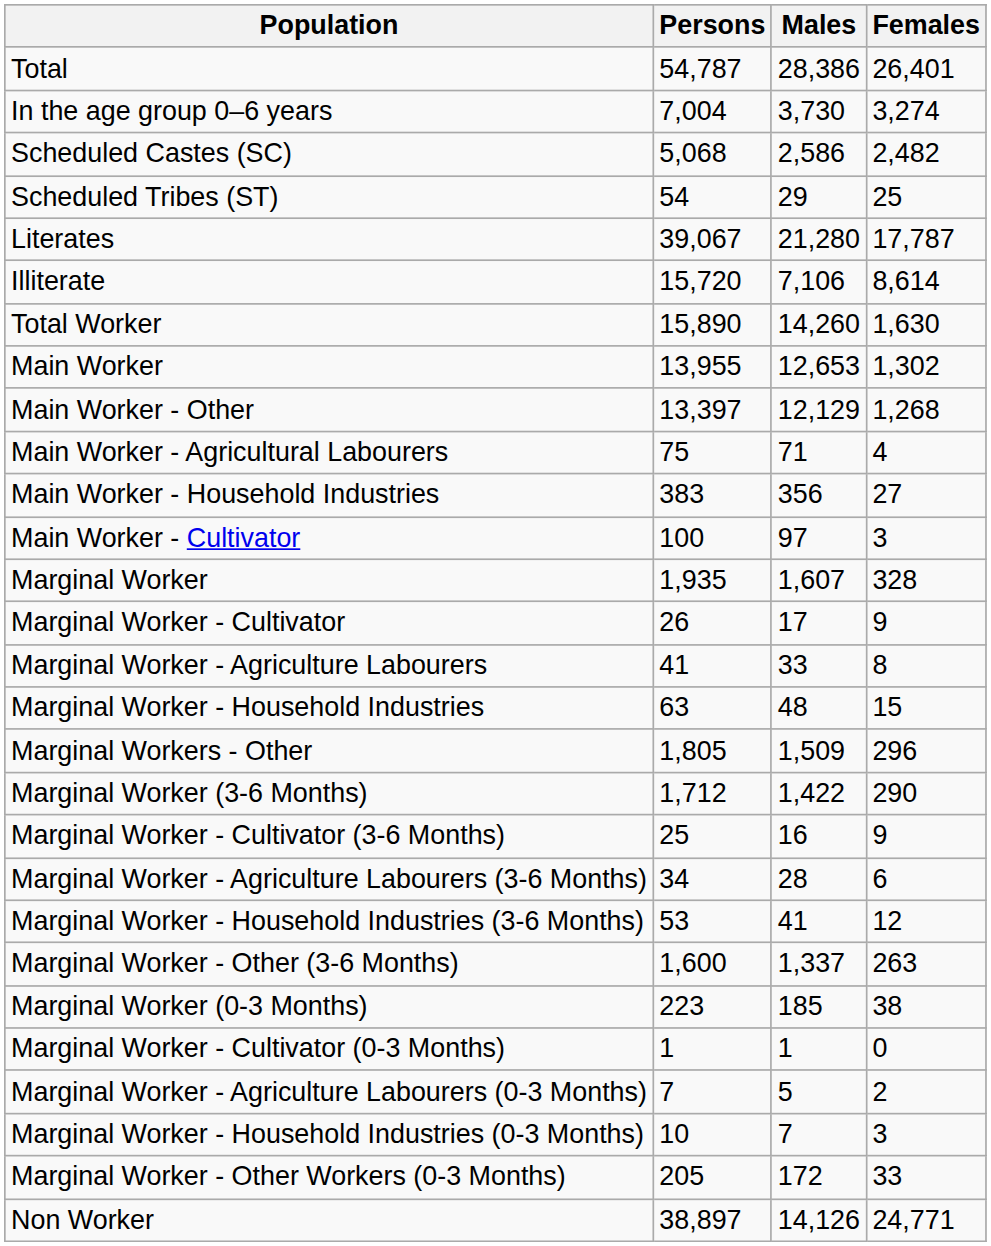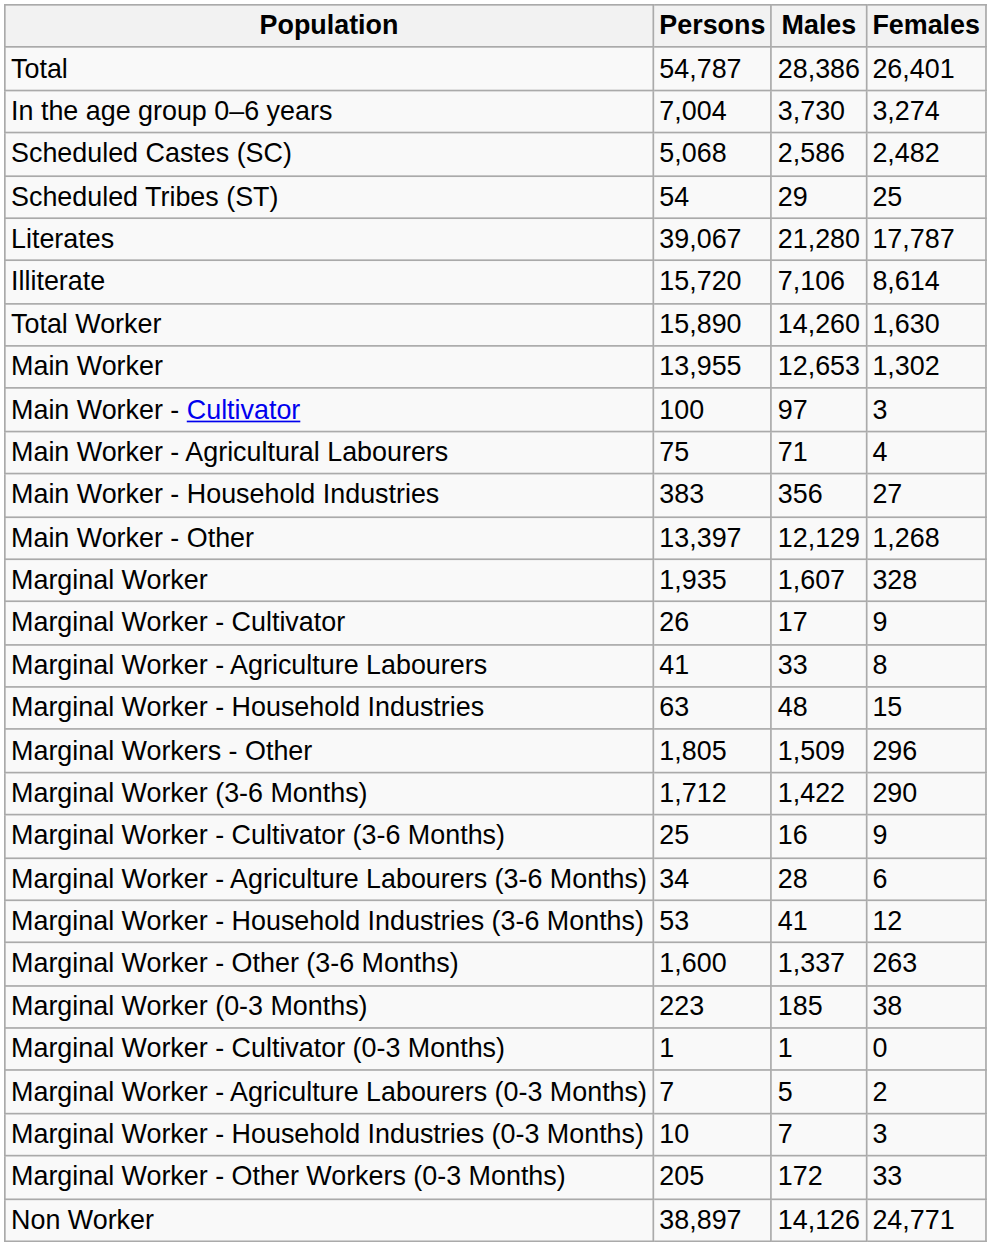rows swapped: (156, 537) <-> (133, 409)
